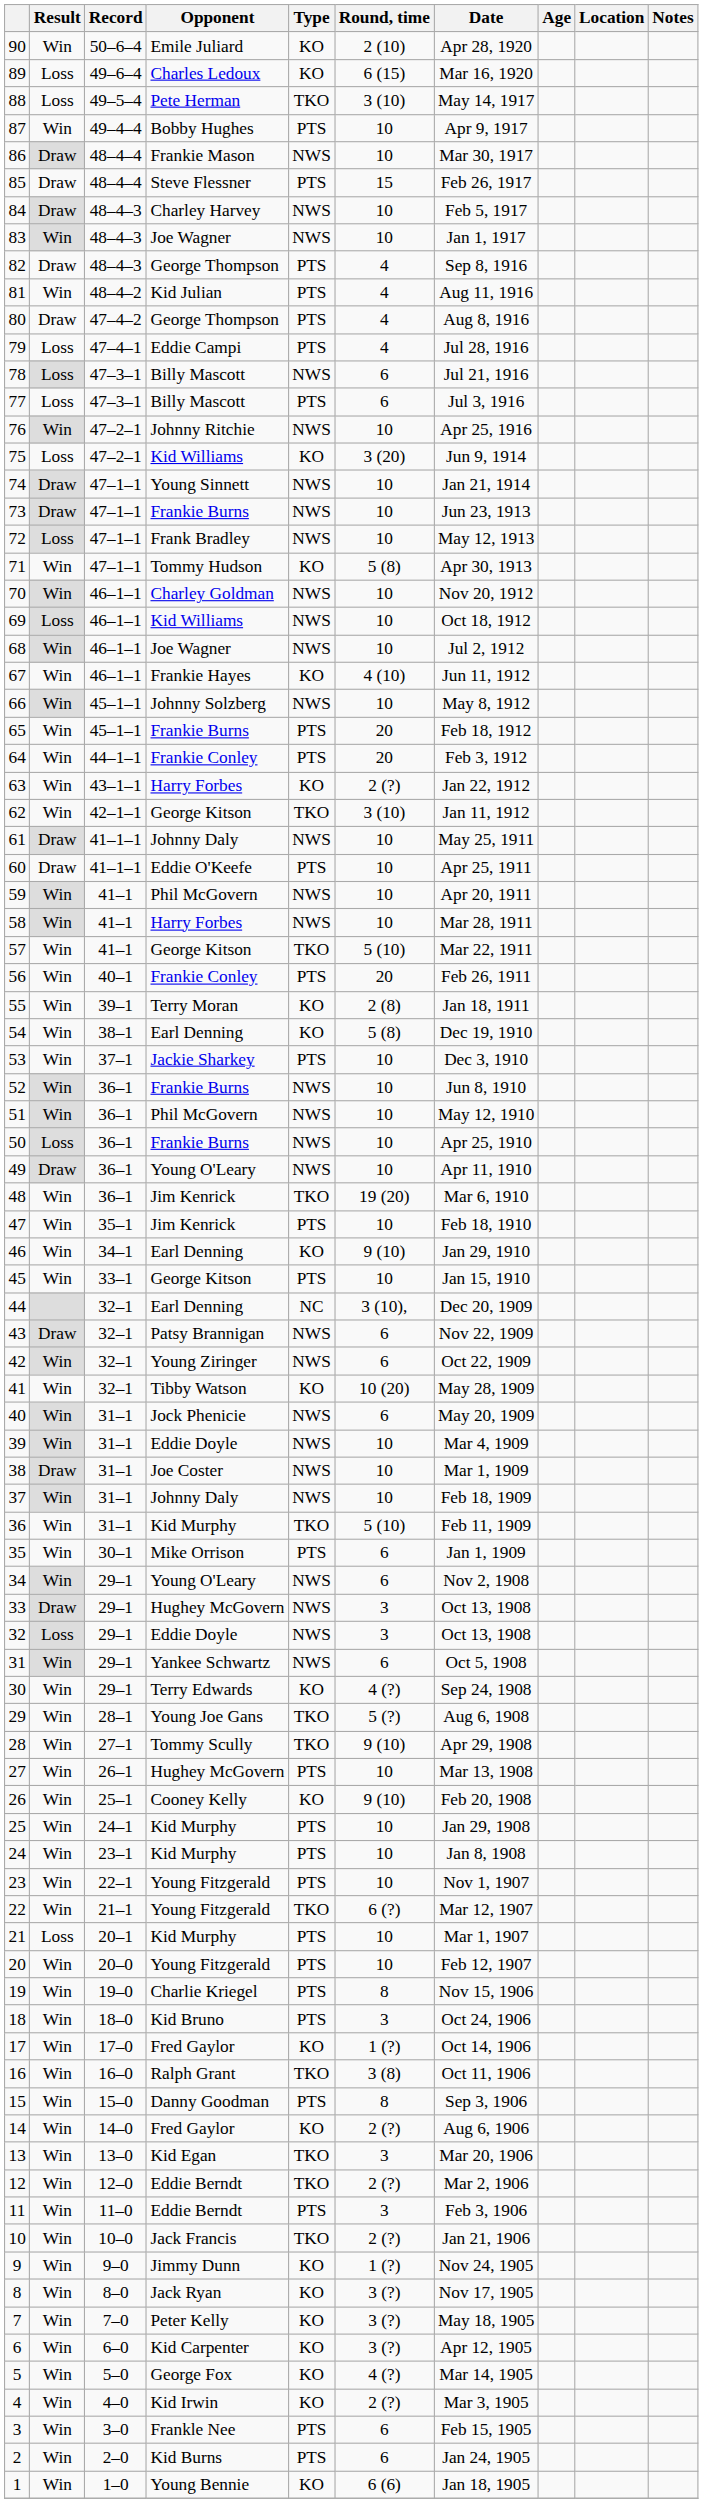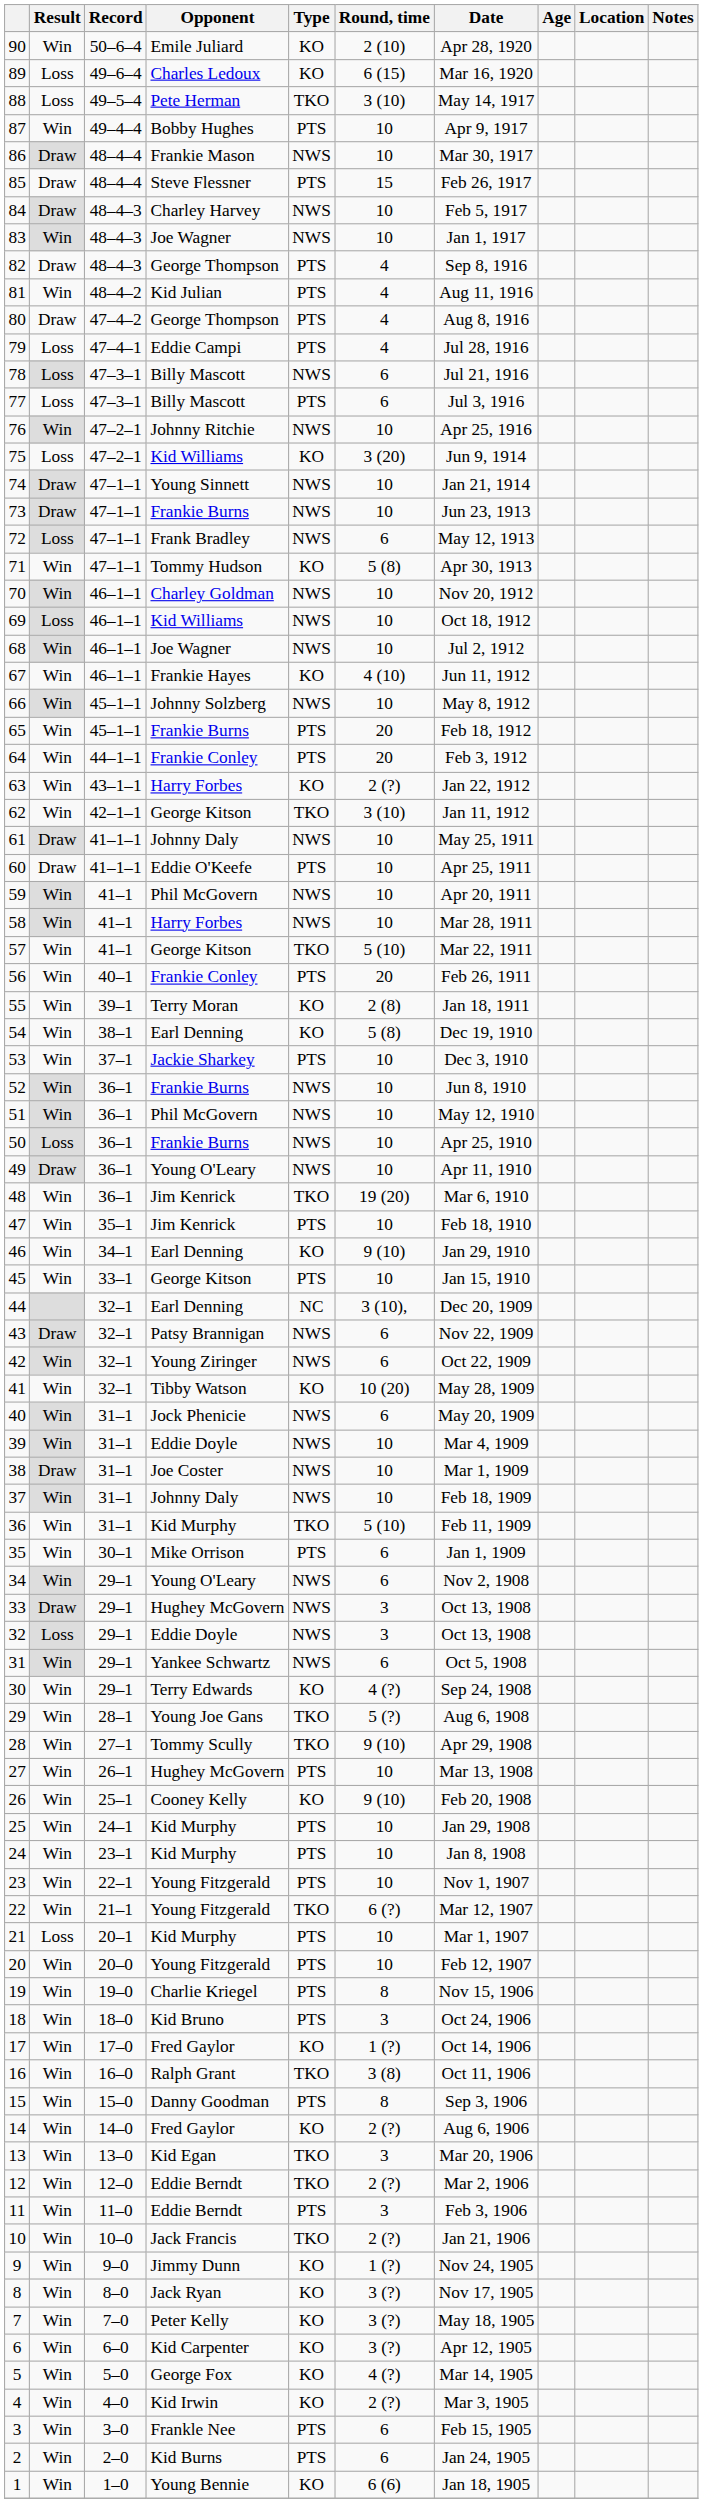(384, 538) 10 -> (384, 538) 6
